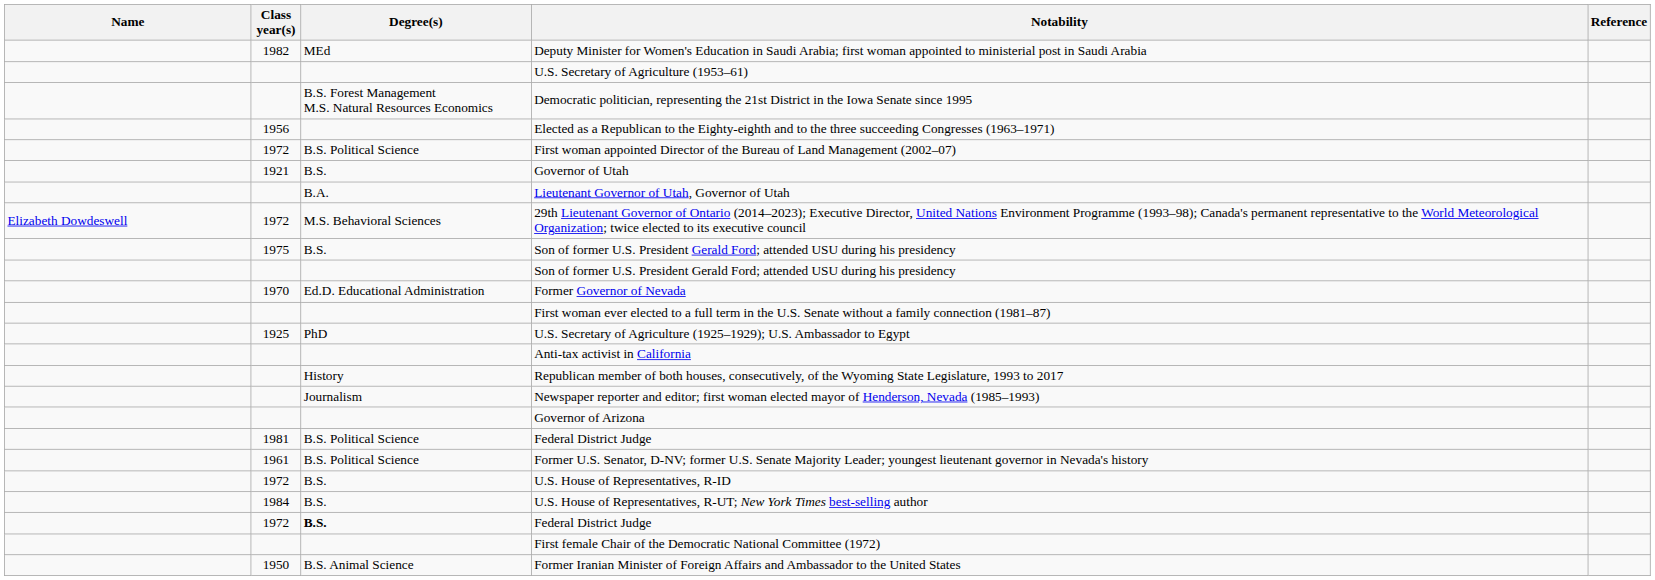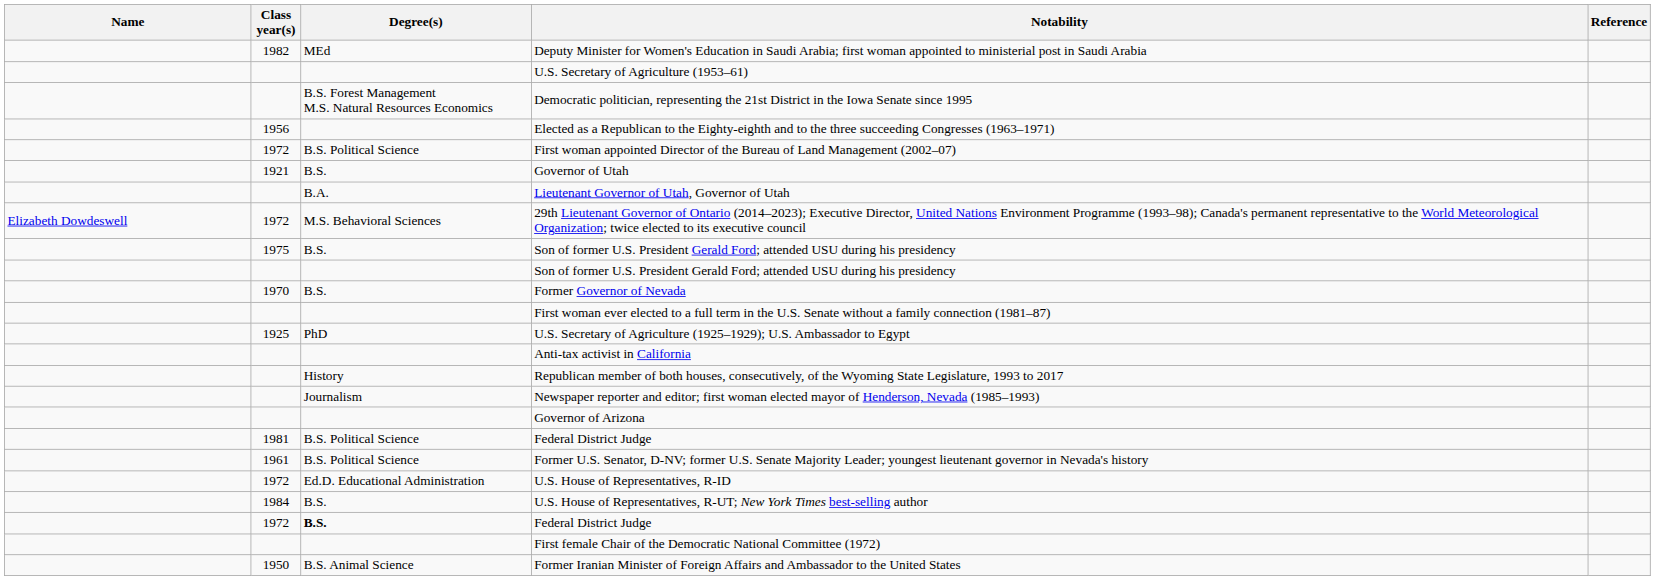(394, 291) Ed.D. Educational Administration -> (315, 291) B.S.
(315, 481) B.S. -> (394, 481) Ed.D. Educational Administration
